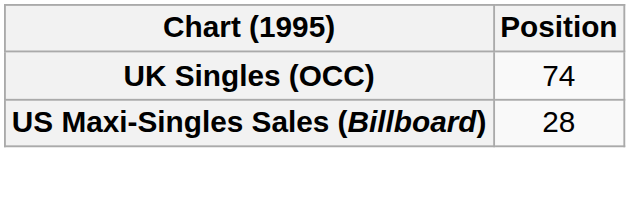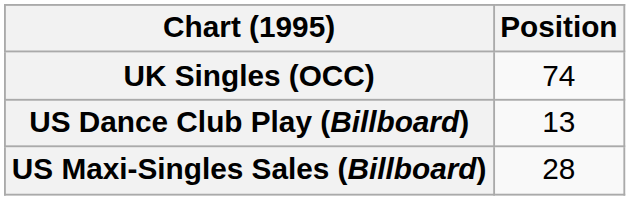+ row: (249, 122)
